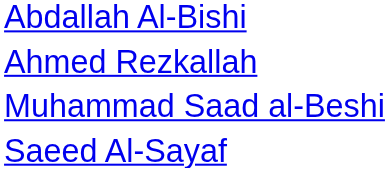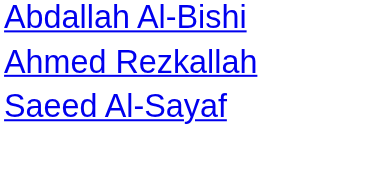- row: (194, 106)
